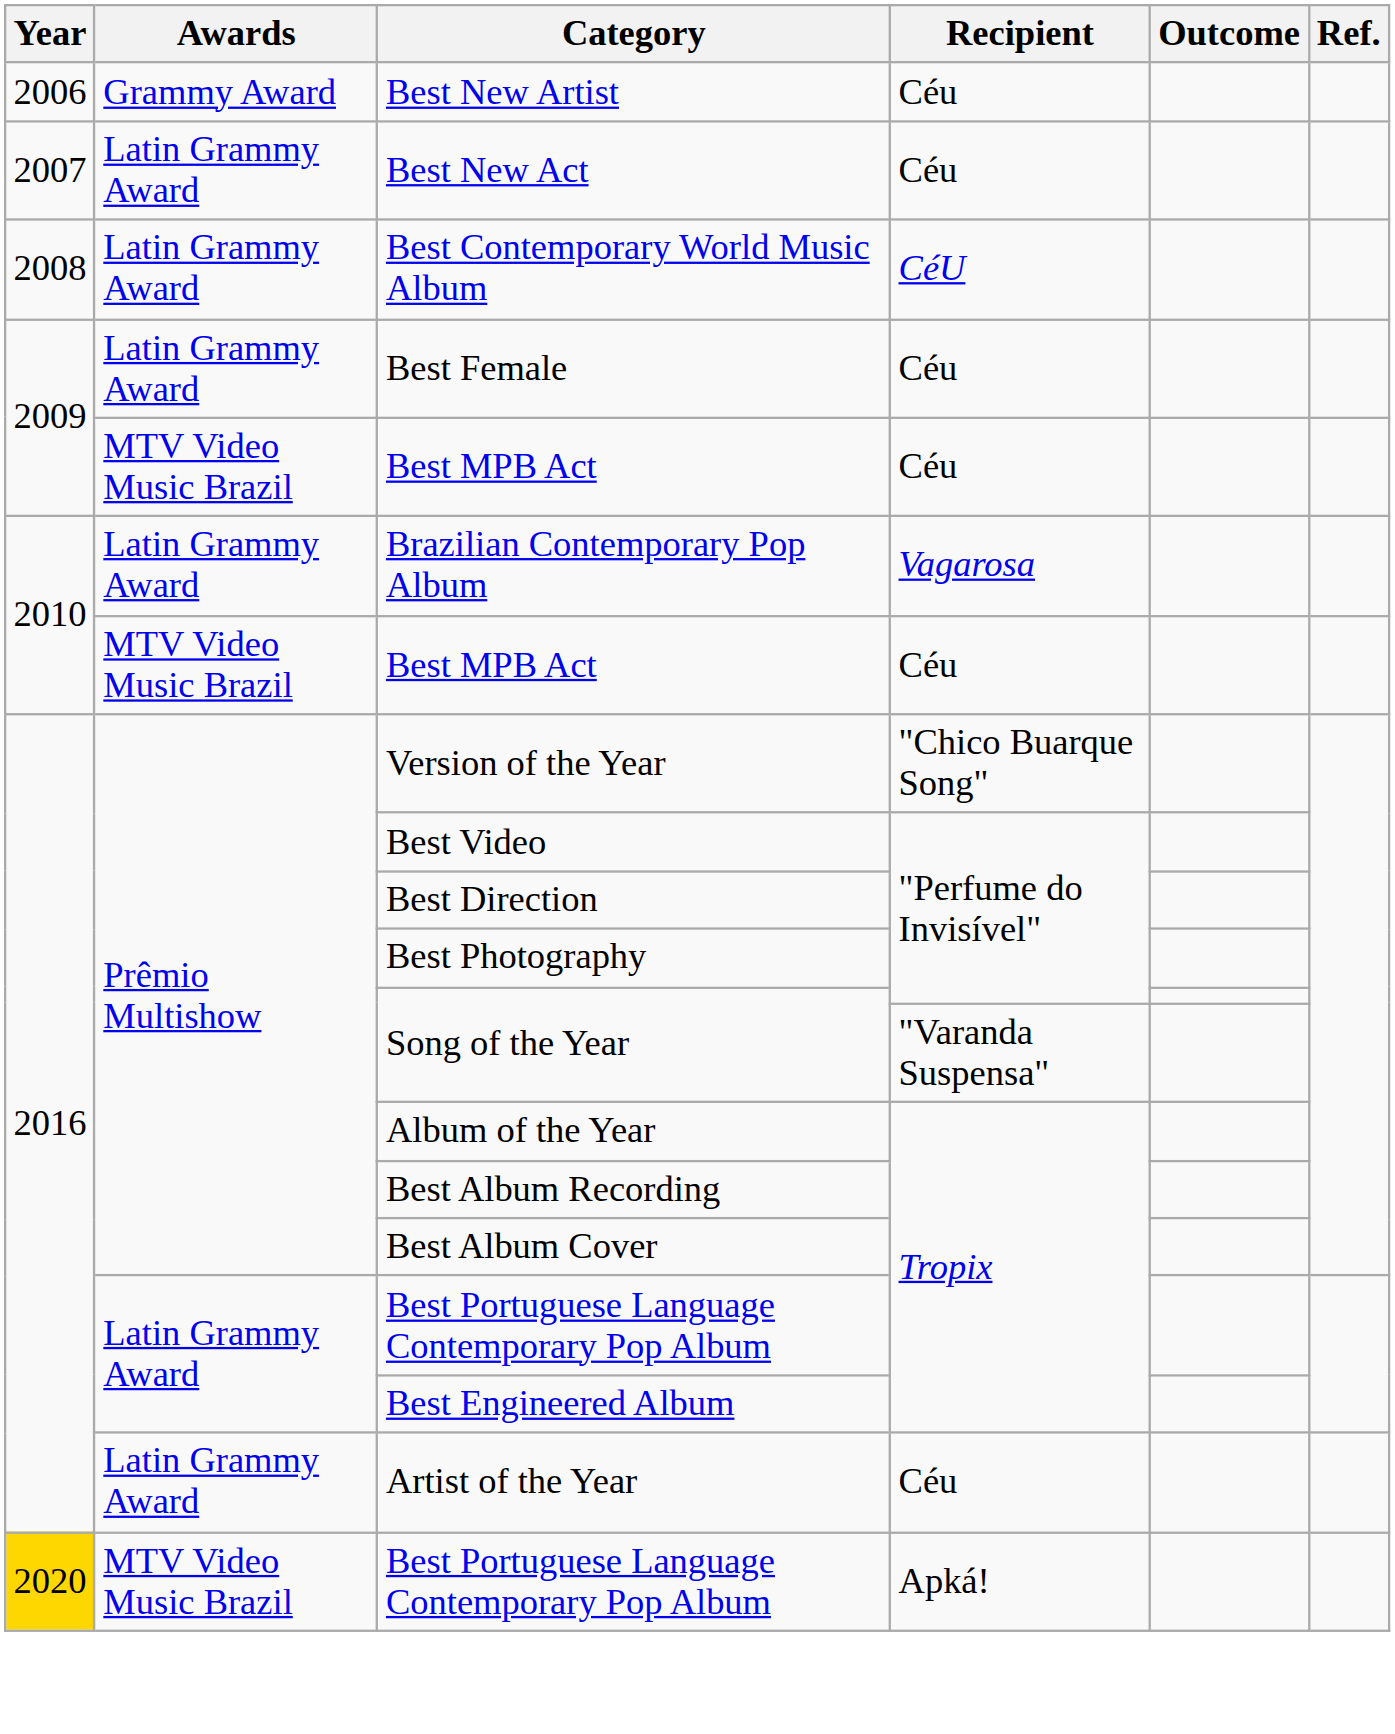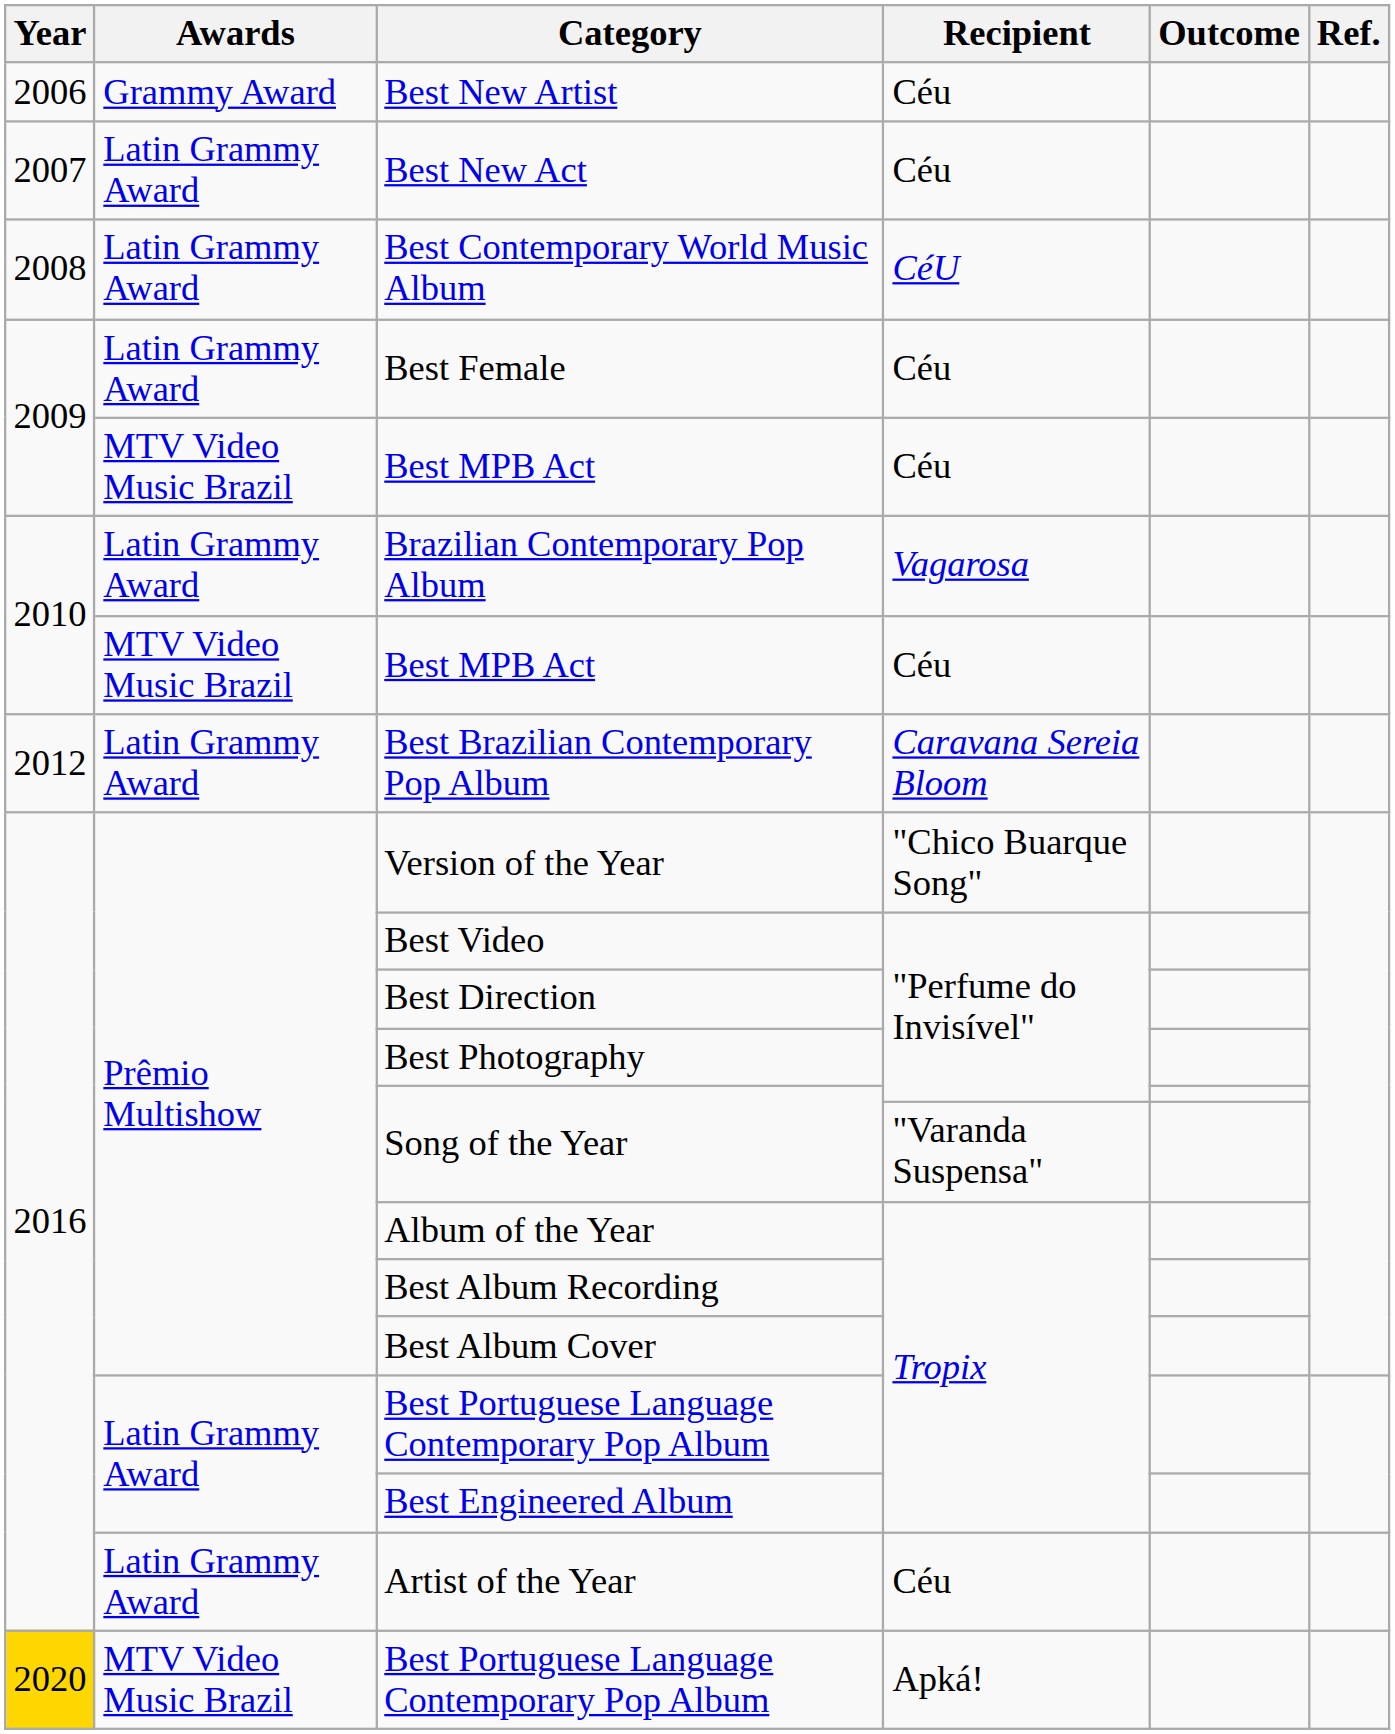+ row: (598, 763)
